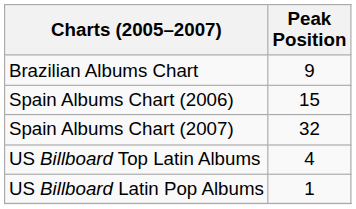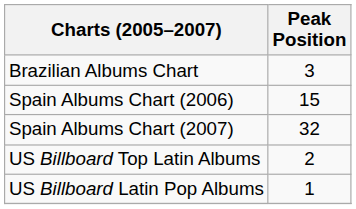(309, 70) 9 -> (309, 70) 3
(309, 159) 4 -> (309, 159) 2
